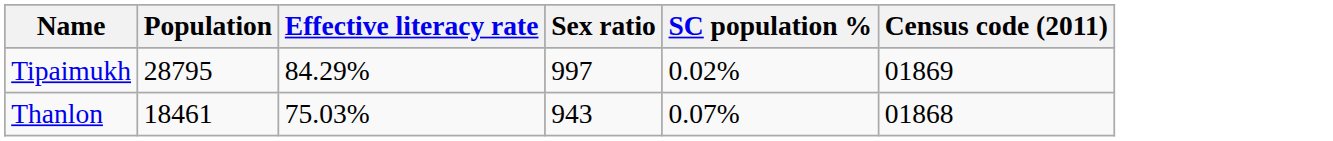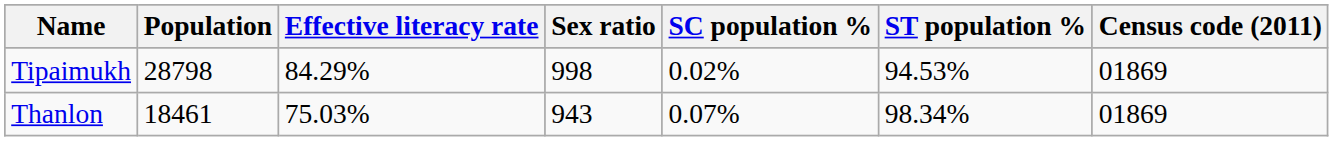+ column: (985, 26)
(178, 69) 28795 -> (178, 69) 28798
(572, 69) 997 -> (572, 69) 998
(919, 113) 01868 -> (1133, 113) 01869
